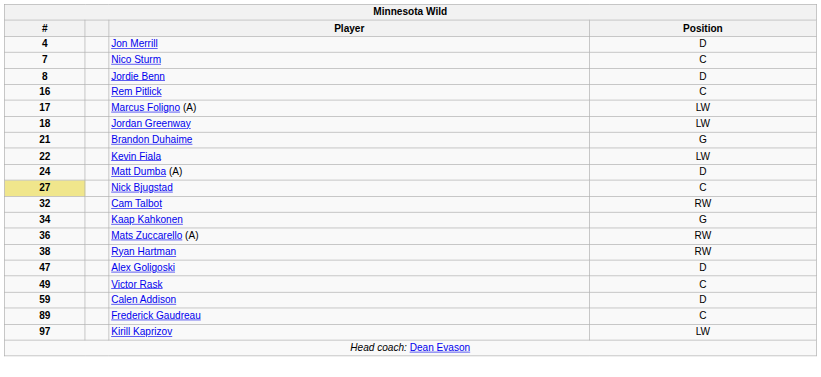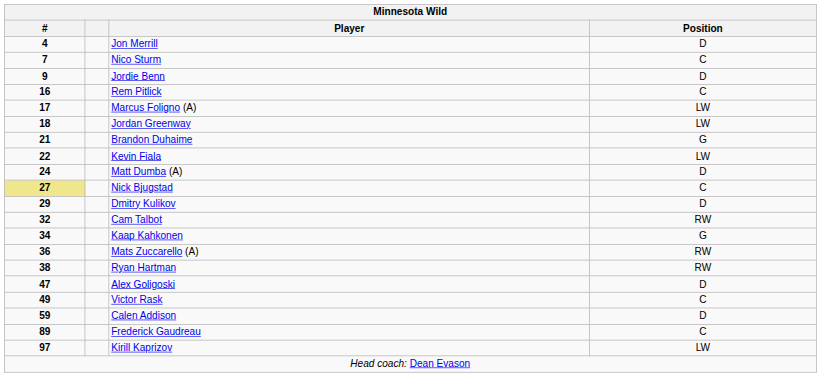(45, 76) 8 -> (45, 76) 9
+ row: (143, 204)
